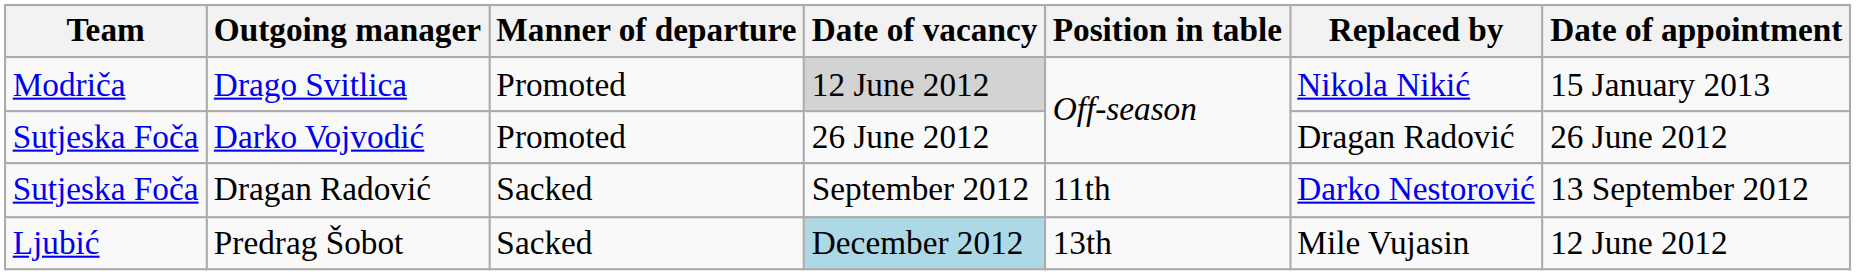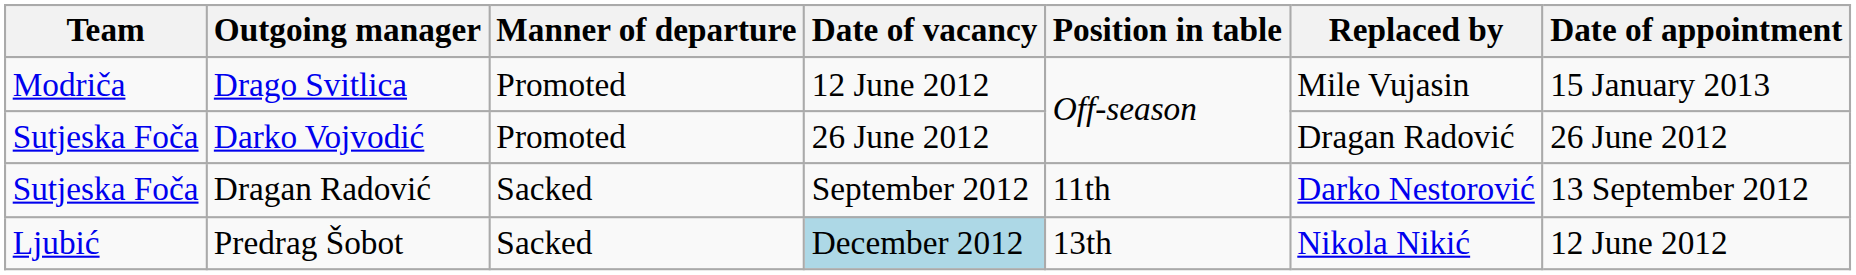(901, 83) lightgrey background -> (901, 83) no background
(1384, 83) Nikola Nikić -> (1383, 83) Mile Vujasin
(1383, 242) Mile Vujasin -> (1384, 242) Nikola Nikić
